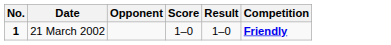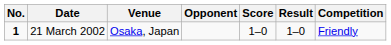+ column: (145, 13)
(266, 31) bold -> (338, 31) normal
